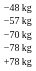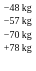- row: (18, 48)
